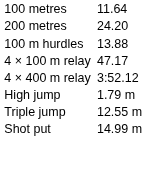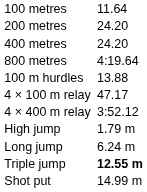+ row: (36, 43)
+ row: (36, 60)
+ row: (33, 146)
(119, 112) normal -> (120, 163) bold
